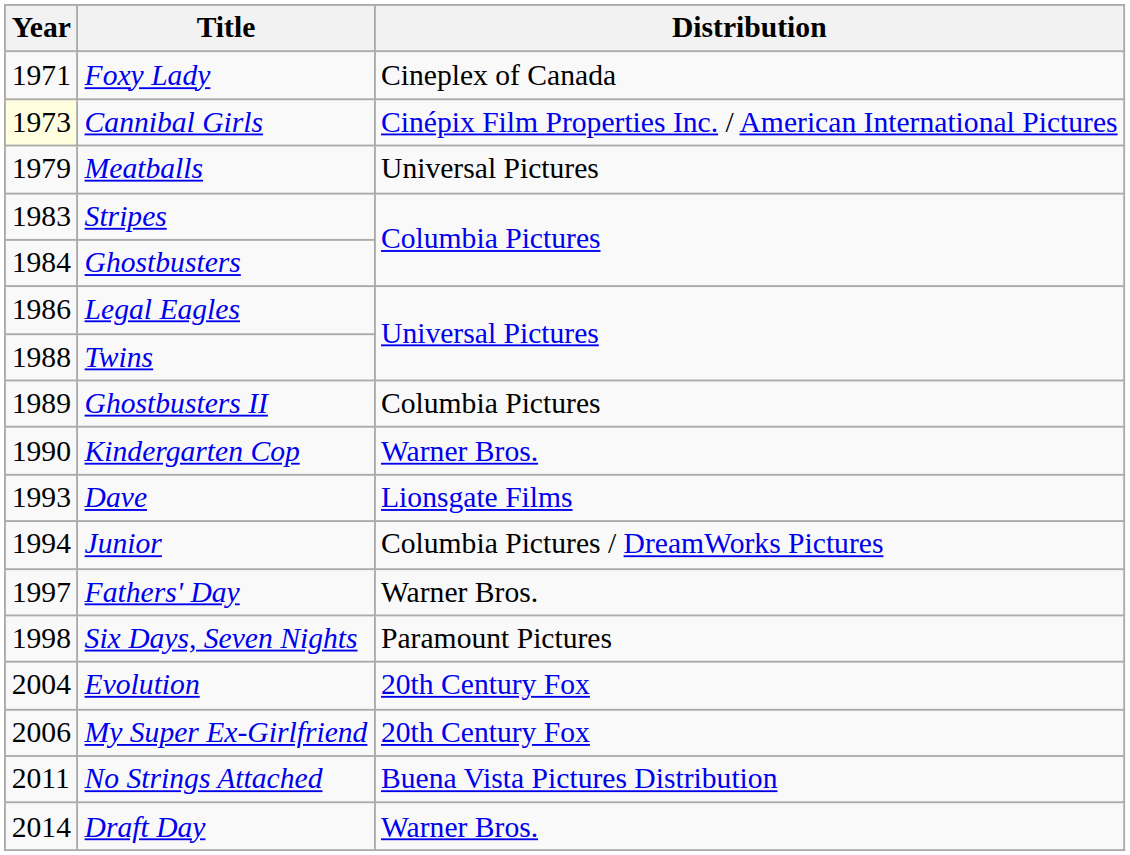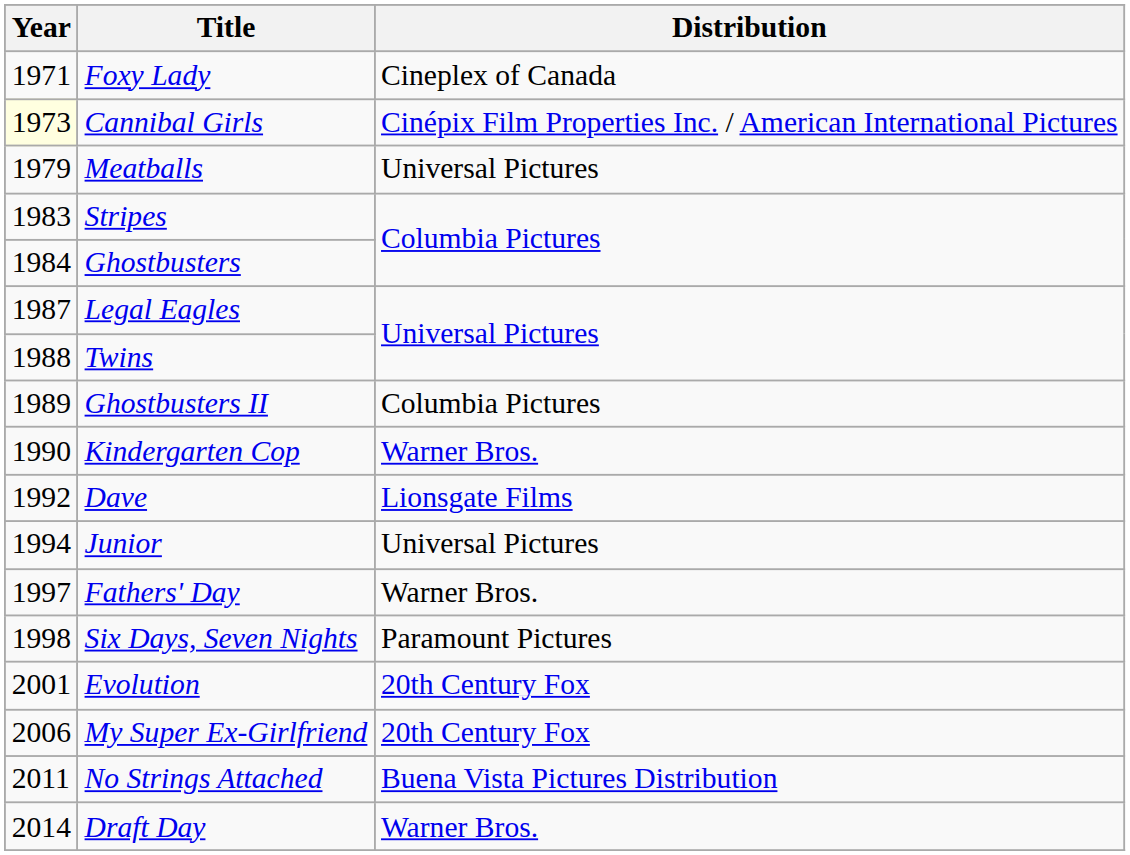(41, 309) 1986 -> (41, 309) 1987
(41, 497) 1993 -> (41, 497) 1992
(632, 544) Columbia Pictures / DreamWorks Pictures -> (490, 544) Universal Pictures
(41, 685) 2004 -> (41, 685) 2001
